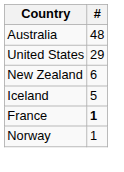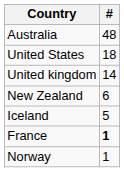(97, 55) 29 -> (109, 55) 18
+ row: (52, 75)
